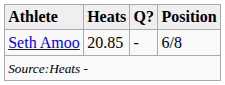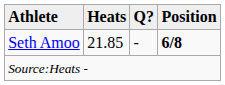(105, 42) 20.85 -> (105, 42) 21.85
(172, 42) normal -> (172, 42) bold
